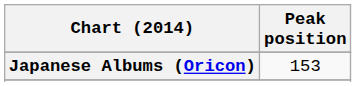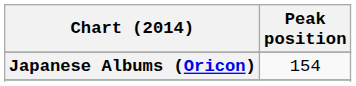(305, 66) 153 -> (305, 66) 154
